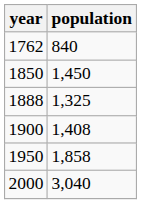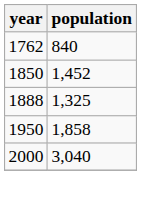(71, 73) 1,450 -> (71, 73) 1,452
- row: (26, 128)
